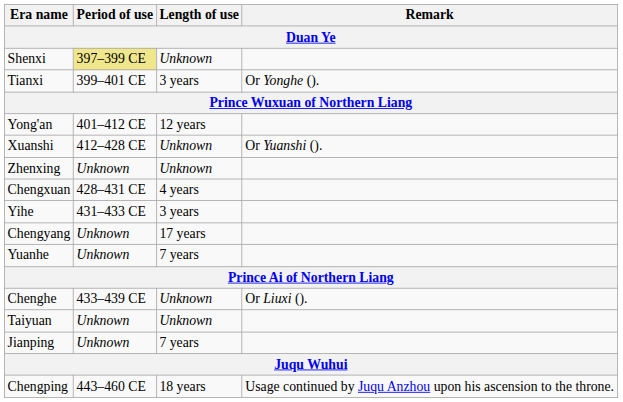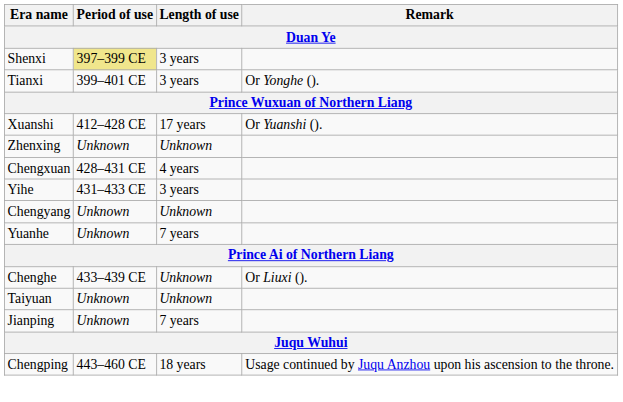(186, 59) Unknown -> (179, 59) 3 years
- row: (30, 124)
(186, 146) Unknown -> (183, 124) 17 years
(183, 233) 17 years -> (186, 211) Unknown
